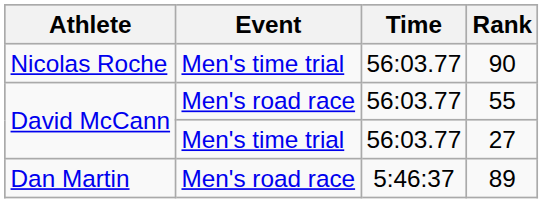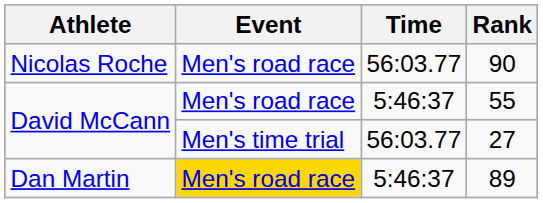(263, 63) Men's time trial -> (268, 63) Men's road race
(414, 101) 56:03.77 -> (414, 101) 5:46:37
(268, 178) no background -> (268, 178) gold background
